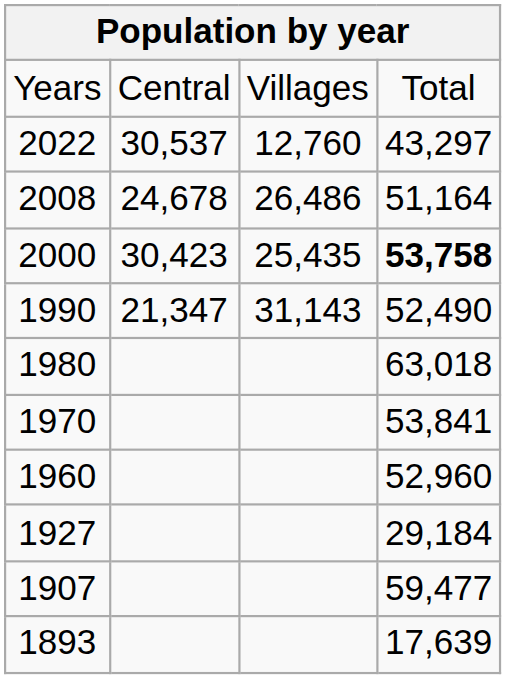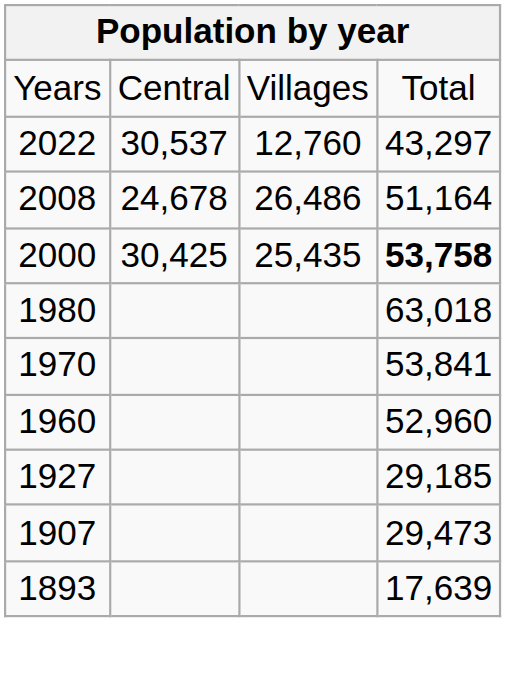(174, 254) 30,423 -> (174, 254) 30,425
- row: (57, 310)
(439, 532) 29,184 -> (439, 476) 29,185
(439, 587) 59,477 -> (439, 532) 29,473
